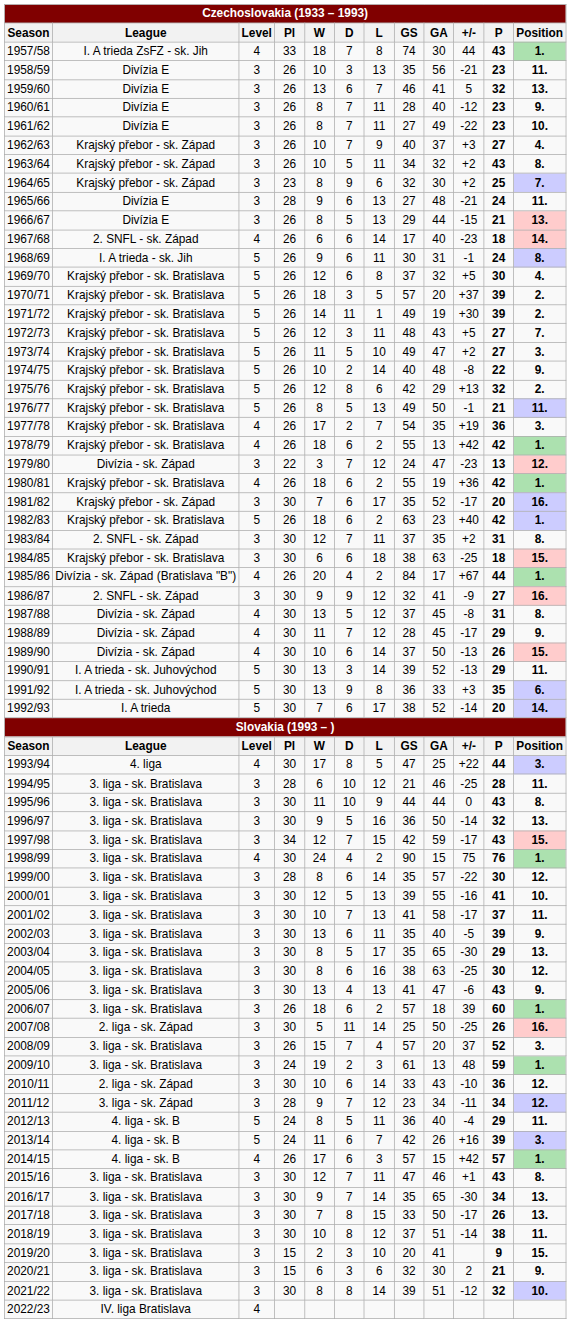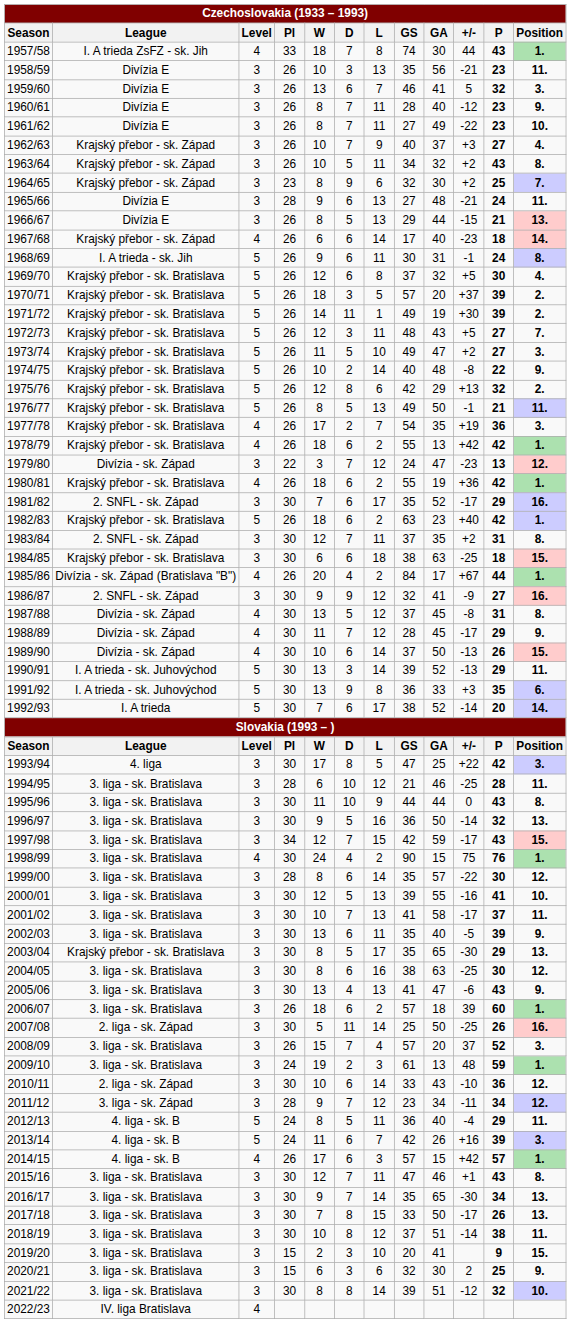(540, 88) 13. -> (540, 88) 3.
(146, 239) 2. SNFL - sk. Západ -> (146, 239) Krajský přebor - sk. Západ
(146, 502) Krajský přebor - sk. Západ -> (146, 502) 2. SNFL - sk. Západ
(499, 502) 20 -> (499, 502) 29
(257, 764) 4 -> (257, 764) 3
(499, 764) 44 -> (499, 764) 42
(146, 952) 3. liga - sk. Bratislava -> (146, 952) Krajský přebor - sk. Bratislava
(499, 1271) 21 -> (499, 1271) 25
